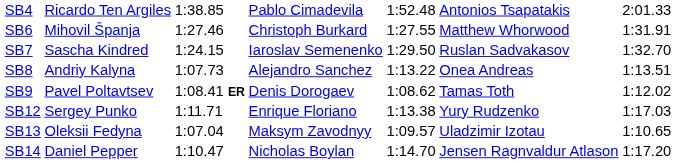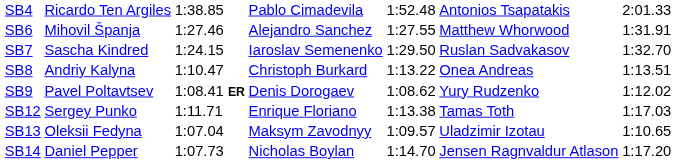(308, 30) Christoph Burkard -> (310, 30) Alejandro Sanchez
(199, 70) 1:07.73 -> (199, 70) 1:10.47
(310, 70) Alejandro Sanchez -> (308, 70) Christoph Burkard
(477, 91) Tamas Toth -> (489, 91) Yury Rudzenko
(489, 111) Yury Rudzenko -> (477, 111) Tamas Toth
(199, 151) 1:10.47 -> (199, 151) 1:07.73
